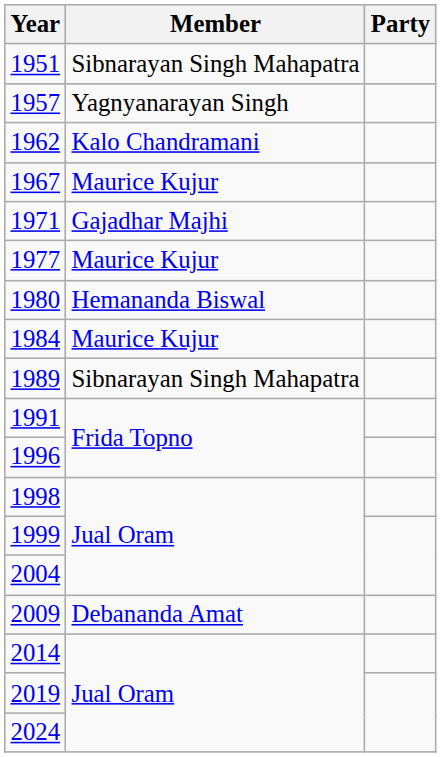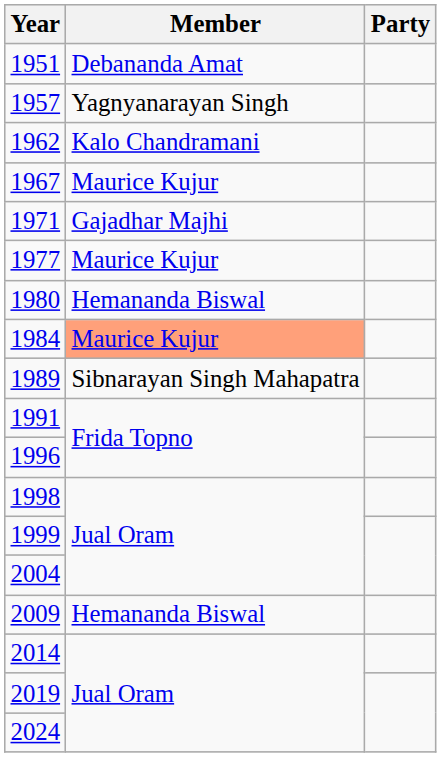(215, 63) Sibnarayan Singh Mahapatra -> (157, 63) Debananda Amat
(145, 338) no background -> (145, 338) lightsalmon background
(157, 614) Debananda Amat -> (168, 614) Hemananda Biswal
